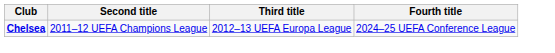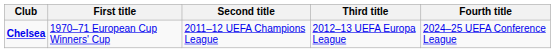+ column: (115, 12)
